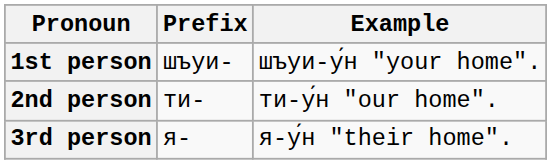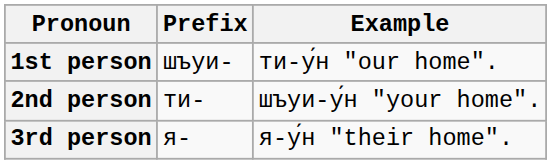(400, 62) шъуи-у́н "your home". -> (379, 62) ти-у́н "our home".
(379, 101) ти-у́н "our home". -> (400, 101) шъуи-у́н "your home".
